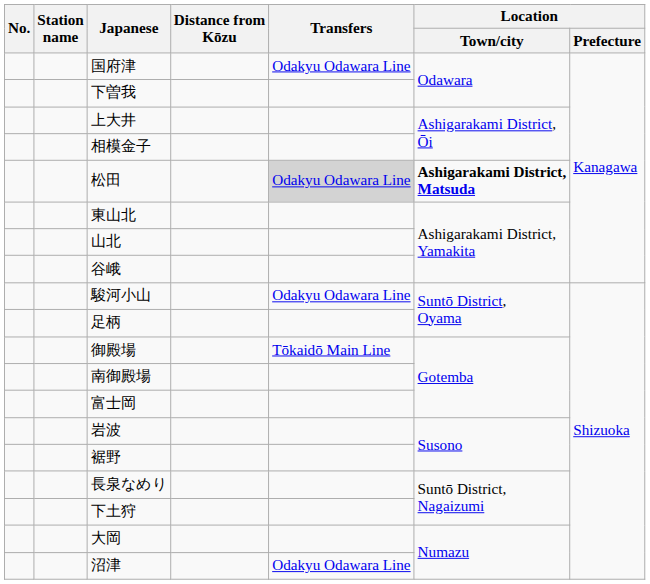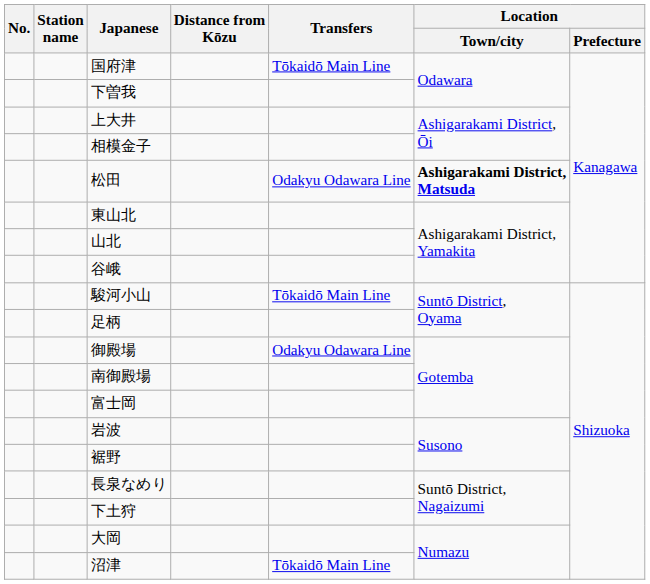(341, 66) Odakyu Odawara Line -> (331, 66) Tōkaidō Main Line
(341, 181) lightgrey background -> (341, 181) no background
(341, 296) Odakyu Odawara Line -> (331, 296) Tōkaidō Main Line
(331, 350) Tōkaidō Main Line -> (341, 350) Odakyu Odawara Line
(341, 565) Odakyu Odawara Line -> (331, 565) Tōkaidō Main Line
